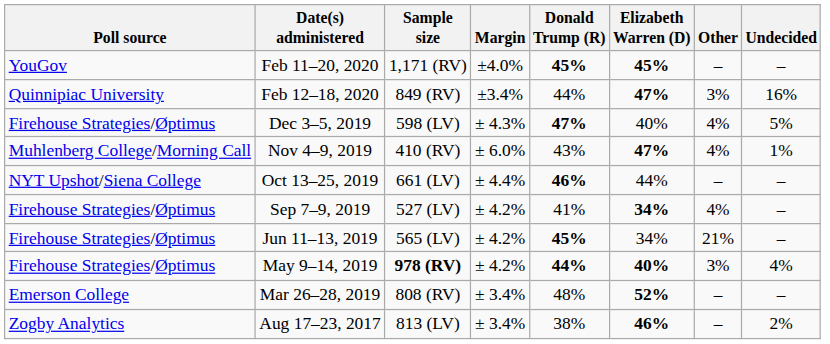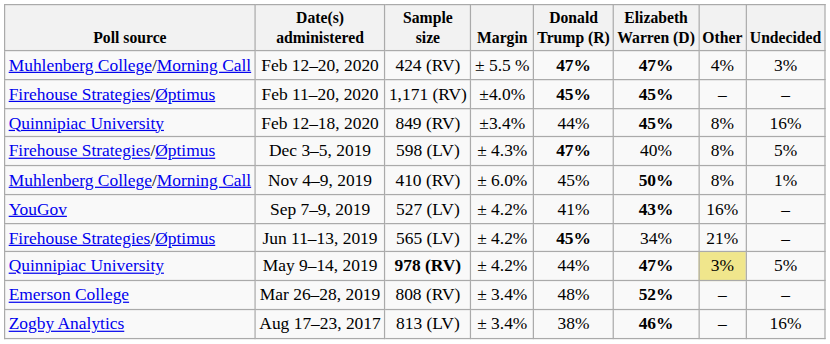+ row: (320, 65)
(38, 65) YouGov -> (112, 94) Firehouse Strategies/Øptimus
(652, 94) 47% -> (656, 122) 45%
(718, 94) 3% -> (722, 122) 8%
(718, 122) 4% -> (722, 151) 8%
(569, 151) 43% -> (574, 180) 45%
(652, 151) 47% -> (656, 180) 50%
(718, 151) 4% -> (722, 180) 8%
- row: (320, 180)
(112, 209) Firehouse Strategies/Øptimus -> (38, 209) YouGov
(652, 209) 34% -> (656, 209) 43%
(718, 209) 4% -> (722, 209) 16%
(112, 266) Firehouse Strategies/Øptimus -> (86, 266) Quinnipiac University
(569, 266) bold -> (574, 266) normal
(652, 266) 40% -> (656, 266) 47%
(718, 266) no background -> (722, 266) khaki background
(781, 266) 4% -> (786, 266) 5%
(781, 324) 2% -> (786, 324) 16%
